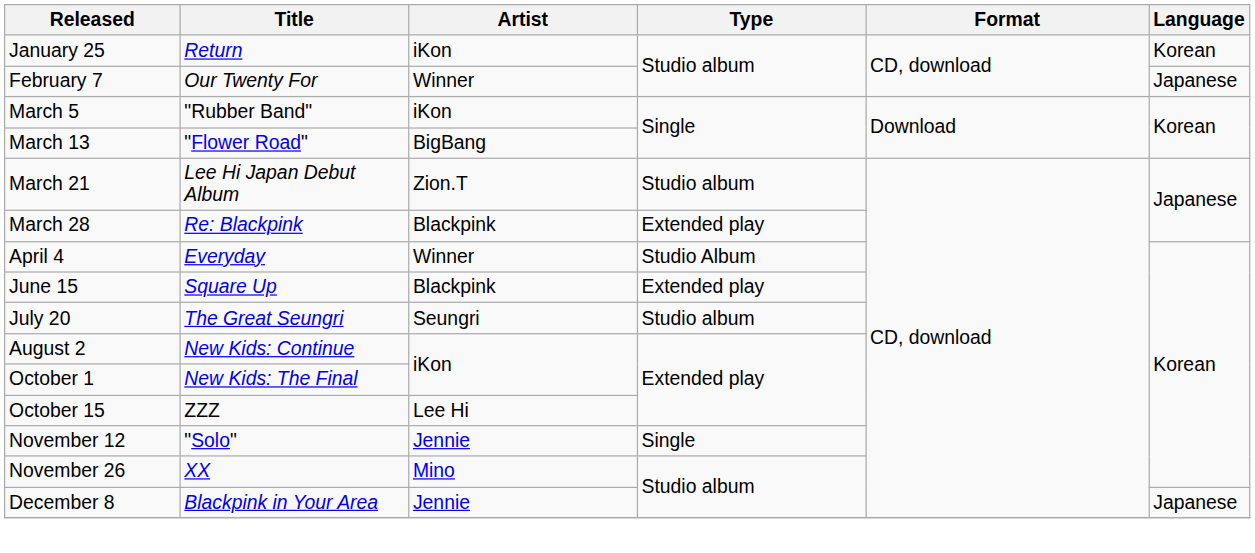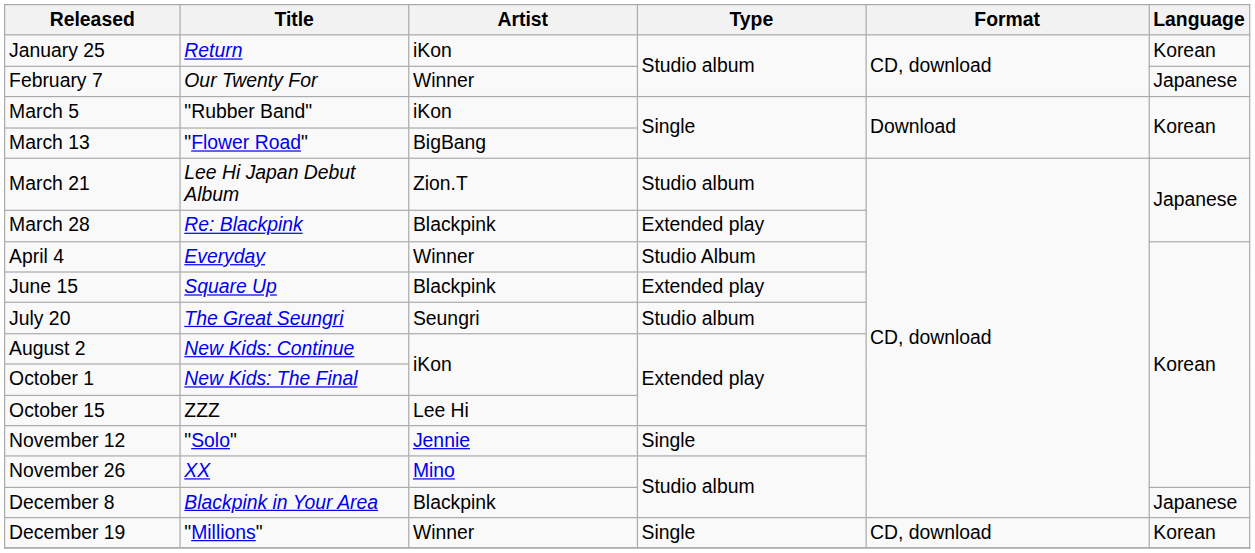(441, 502) Jennie -> (454, 502) Blackpink
+ row: (67, 532)
